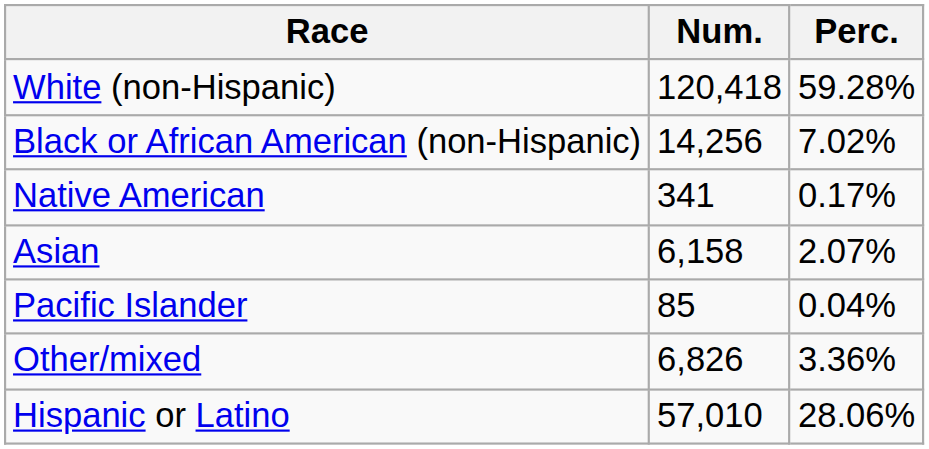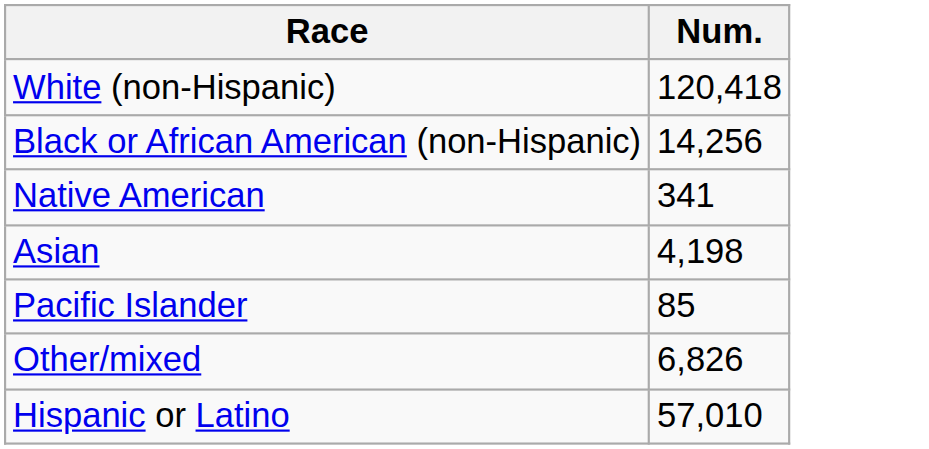- column: (857, 31)
(700, 251) 6,158 -> (700, 251) 4,198
